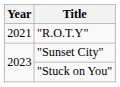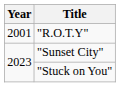(19, 33) 2021 -> (19, 33) 2001
